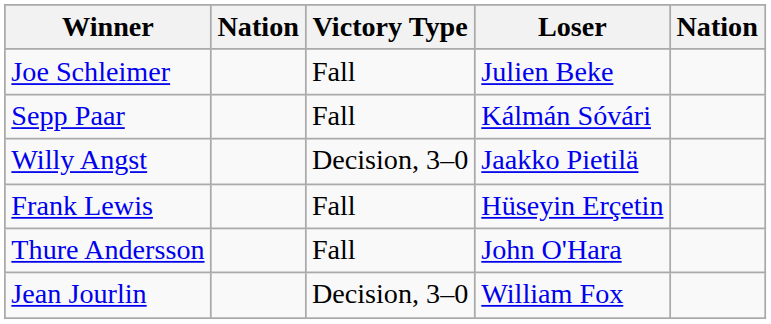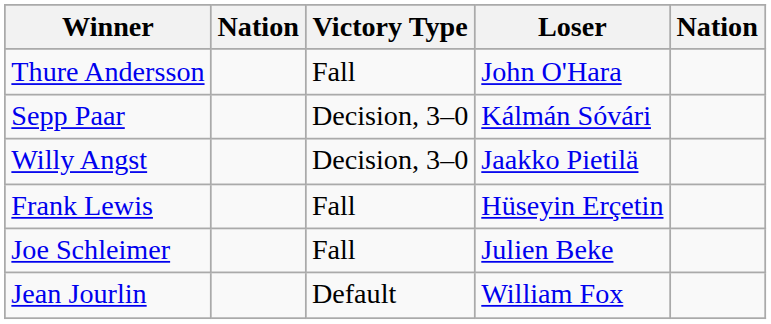rows swapped: (108, 250) <-> (91, 71)
(334, 116) Fall -> (390, 116) Decision, 3–0
(390, 294) Decision, 3–0 -> (354, 294) Default
